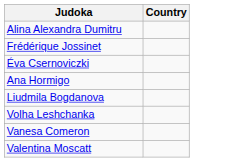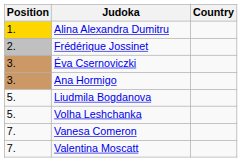+ column: (28, 13)
